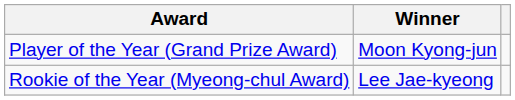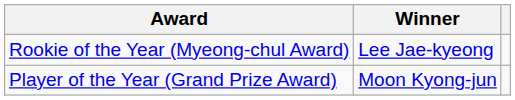rows swapped: (173, 49) <-> (179, 79)
